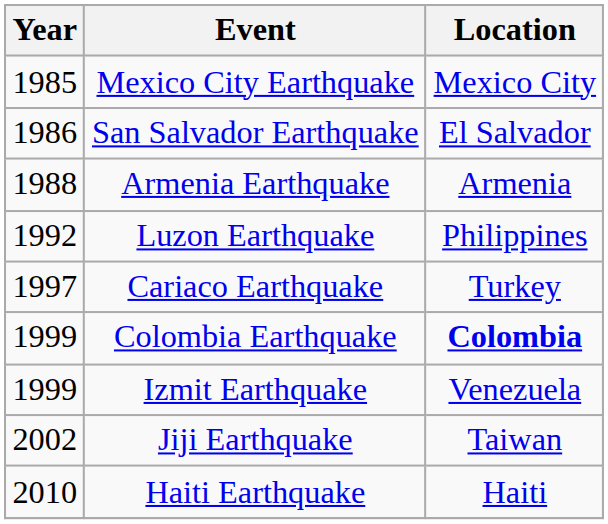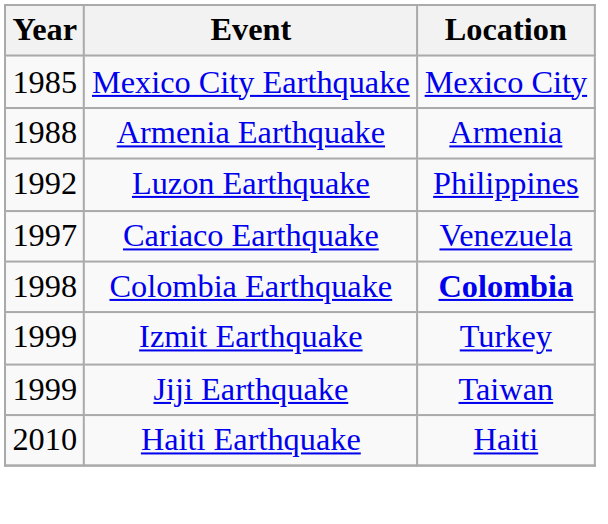- row: (255, 132)
(515, 286) Turkey -> (506, 235) Venezuela
(45, 337) 1999 -> (45, 286) 1998
(515, 388) Venezuela -> (506, 337) Turkey
(45, 440) 2002 -> (45, 388) 1999
